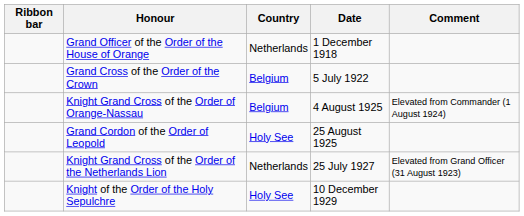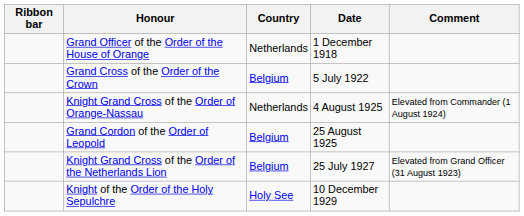(269, 107) Belgium -> (279, 107) Netherlands
(271, 137) Holy See -> (269, 137) Belgium
(279, 166) Netherlands -> (269, 166) Belgium
